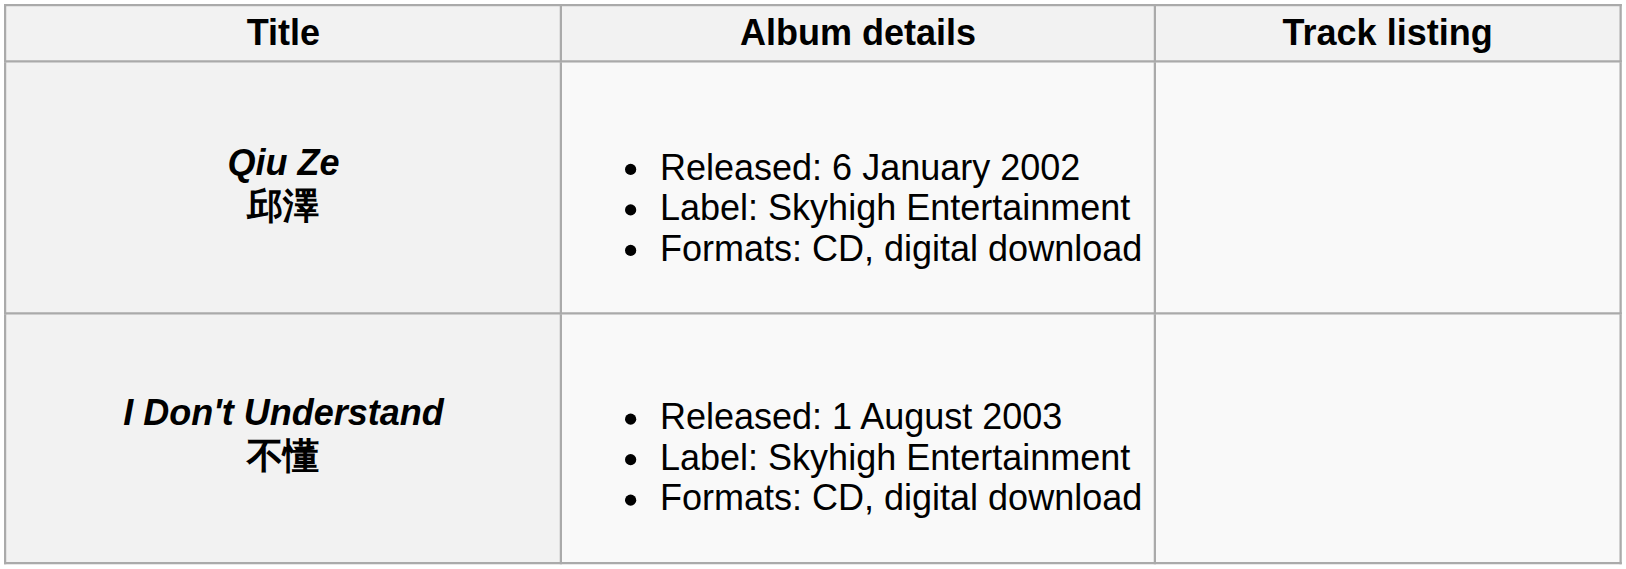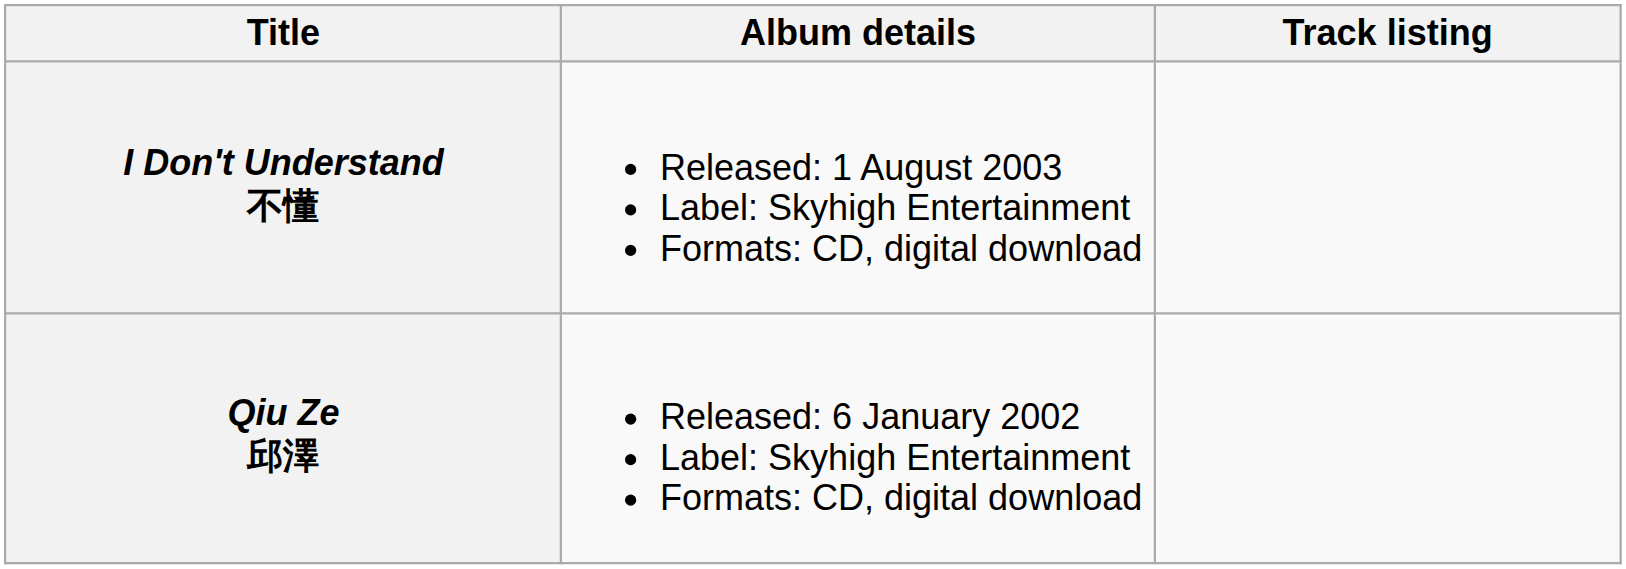rows swapped: (283, 184) <-> (283, 435)
